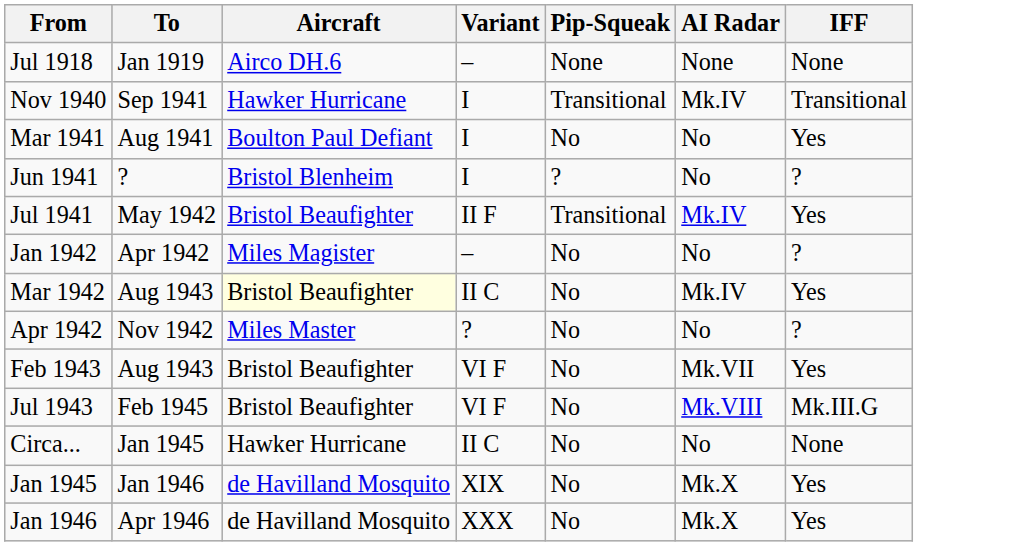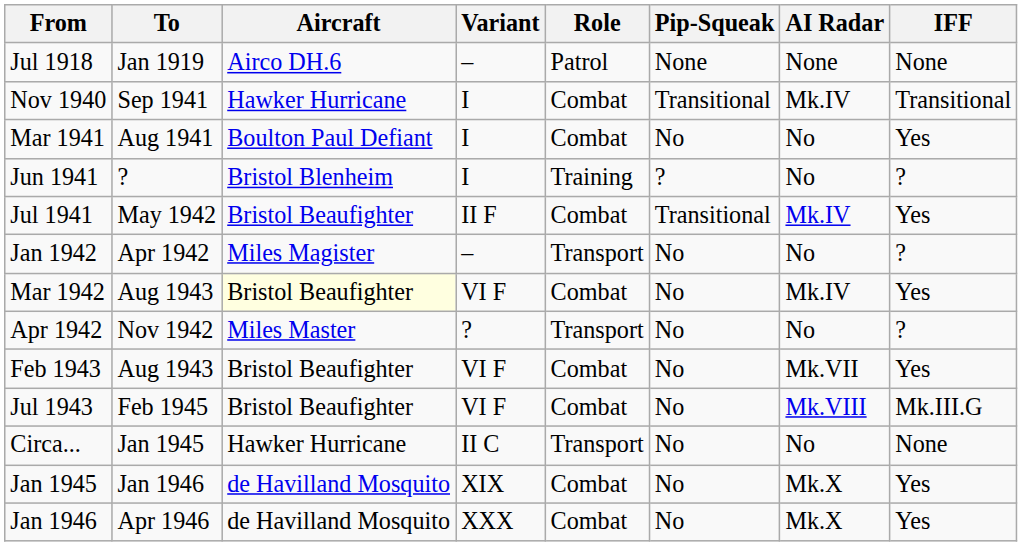+ column: (597, 23)
(480, 291) II C -> (484, 291) VI F
